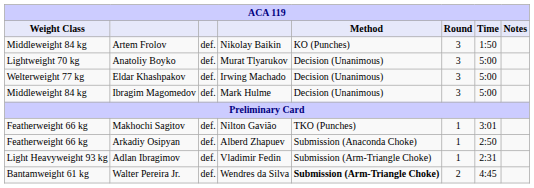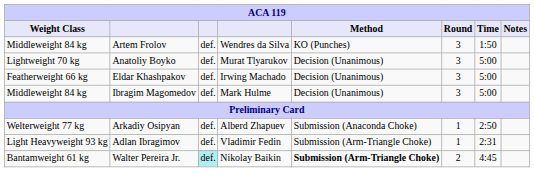(251, 44) Nikolay Baikin -> (255, 44) Wendres da Silva
(45, 77) Welterweight 77 kg -> (47, 77) Featherweight 66 kg
- row: (149, 126)
(47, 142) Featherweight 66 kg -> (45, 126) Welterweight 77 kg
(208, 174) no background -> (208, 158) paleturquoise background
(255, 174) Wendres da Silva -> (251, 158) Nikolay Baikin
